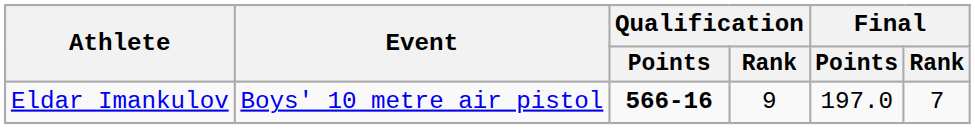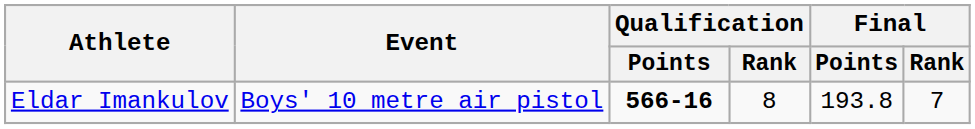(769, 102) 9 -> (769, 102) 8
(857, 102) 197.0 -> (857, 102) 193.8
